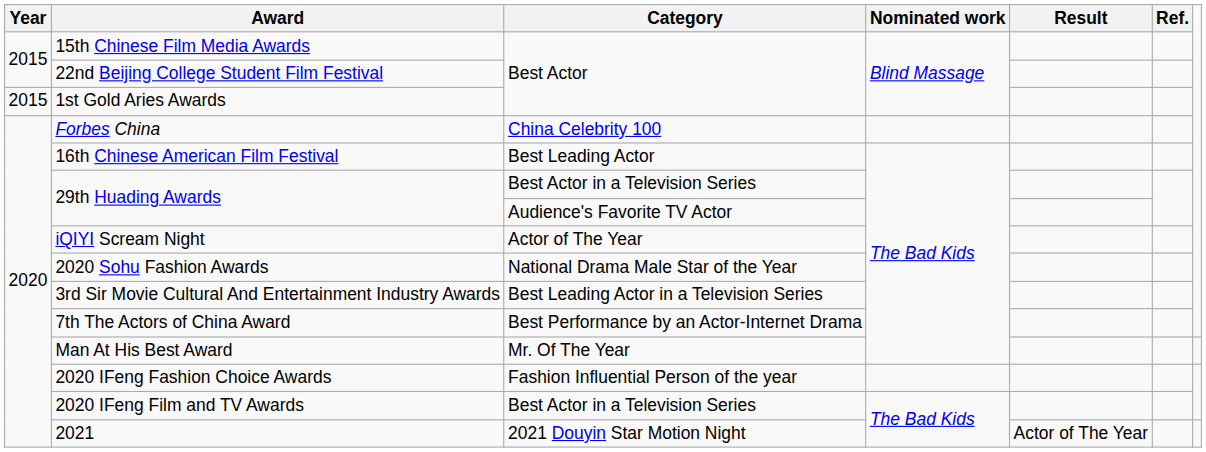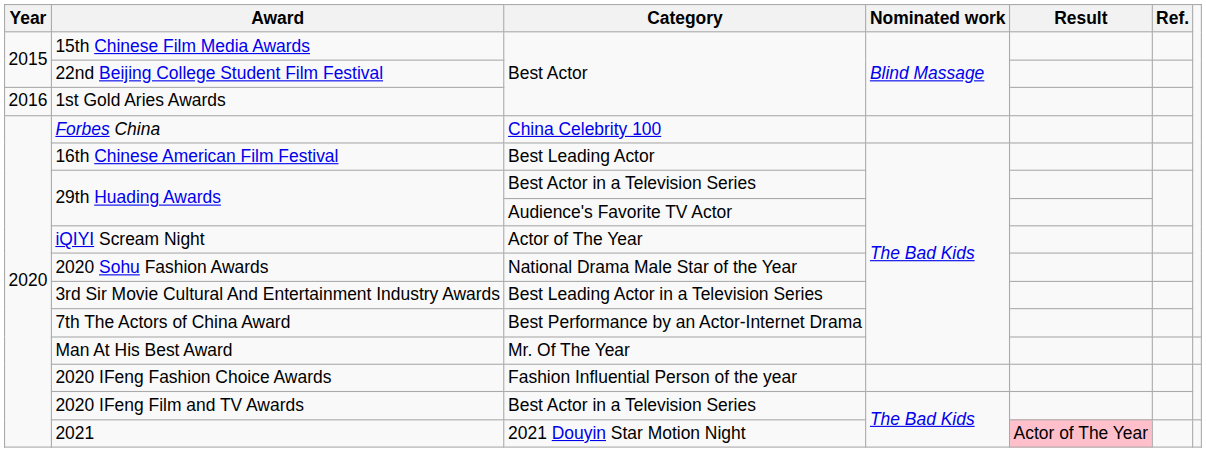(28, 101) 2015 -> (28, 101) 2016
(1081, 433) no background -> (1081, 433) pink background
